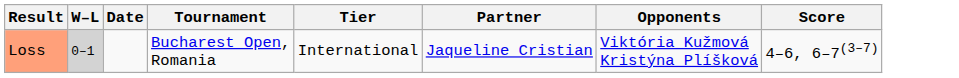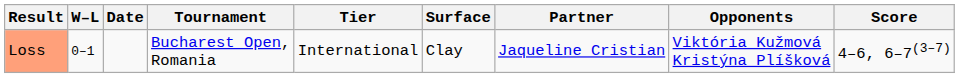+ column: (458, 17)
(83, 52) lightgrey background -> (83, 52) no background
